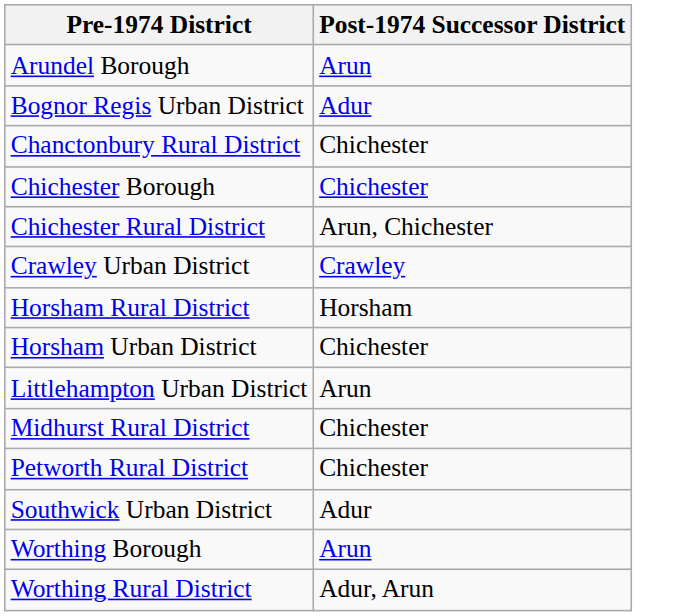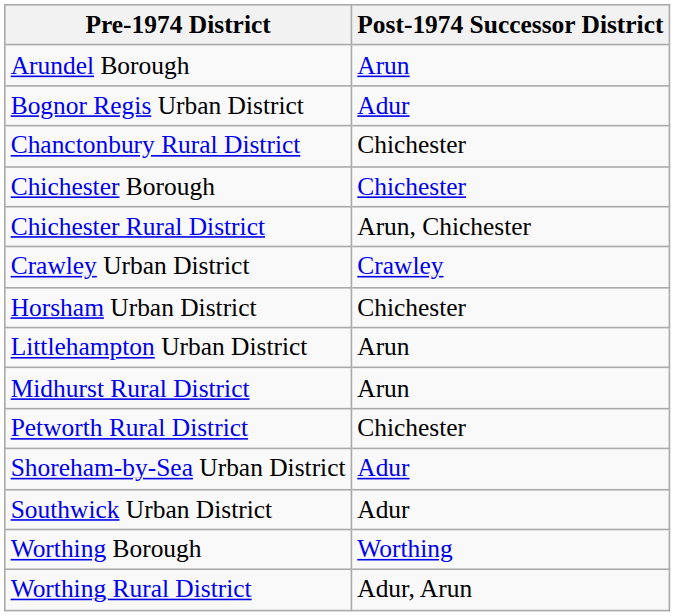- row: (130, 307)
(374, 428) Chichester -> (383, 387) Arun
+ row: (178, 468)
(345, 549) Arun -> (405, 549) Worthing
